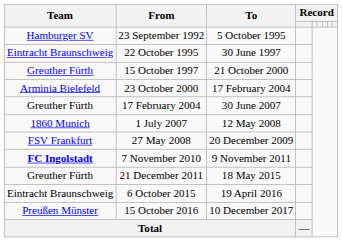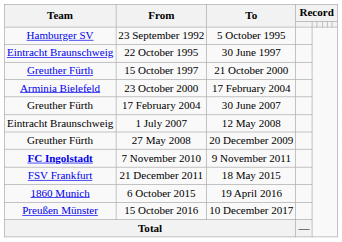(60, 123) 1860 Munich -> (60, 123) Eintracht Braunschweig
(60, 140) FSV Frankfurt -> (60, 140) Greuther Fürth
(60, 175) Greuther Fürth -> (60, 175) FSV Frankfurt
(60, 193) Eintracht Braunschweig -> (60, 193) 1860 Munich
